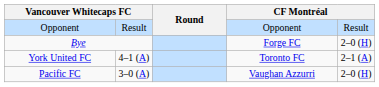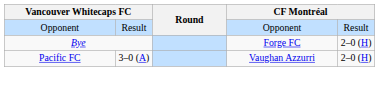- row: (60, 58)
